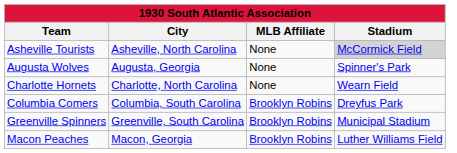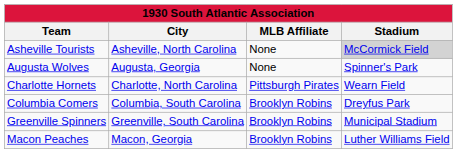(263, 85) None -> (294, 85) Pittsburgh Pirates
